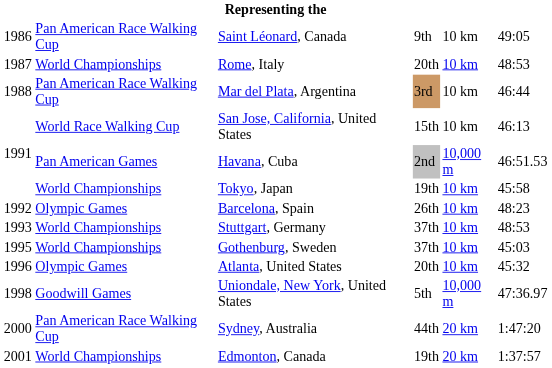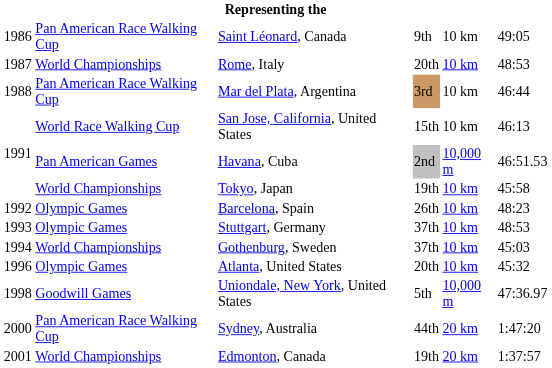(98, 227) World Championships -> (81, 227) Olympic Games
(18, 247) 1995 -> (18, 247) 1994
